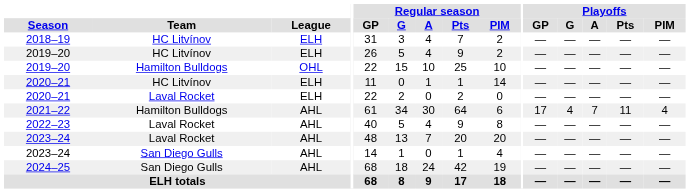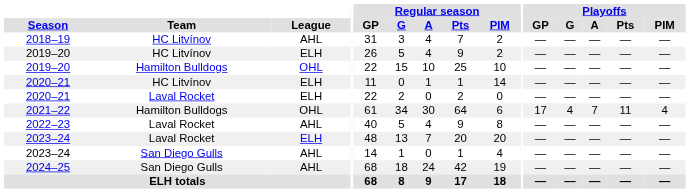(311, 39) ELH -> (311, 39) AHL
(311, 110) AHL -> (311, 110) OHL
(311, 139) AHL -> (311, 139) ELH
